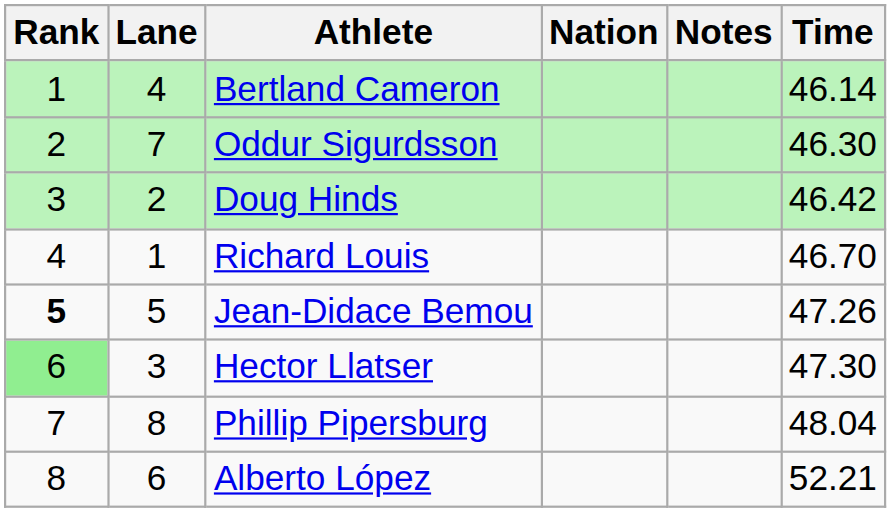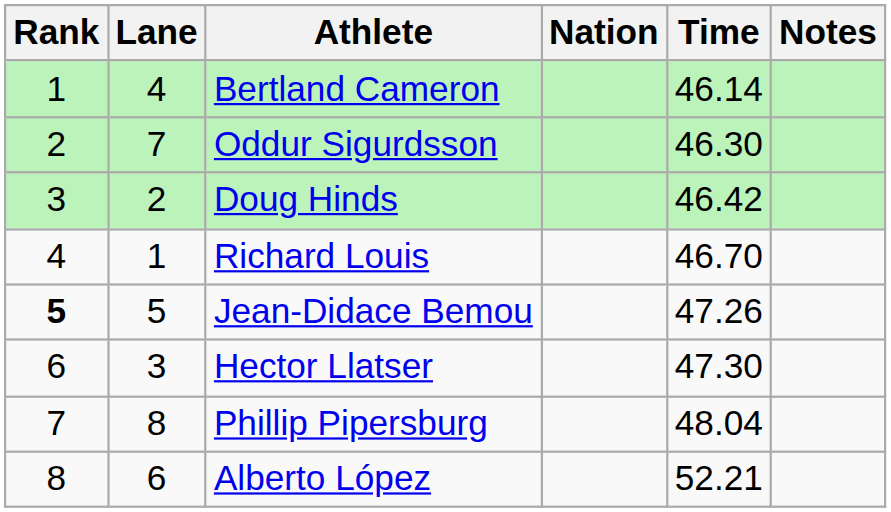columns swapped: (833, 32) <-> (724, 32)
(56, 367) lightgreen background -> (56, 367) no background
